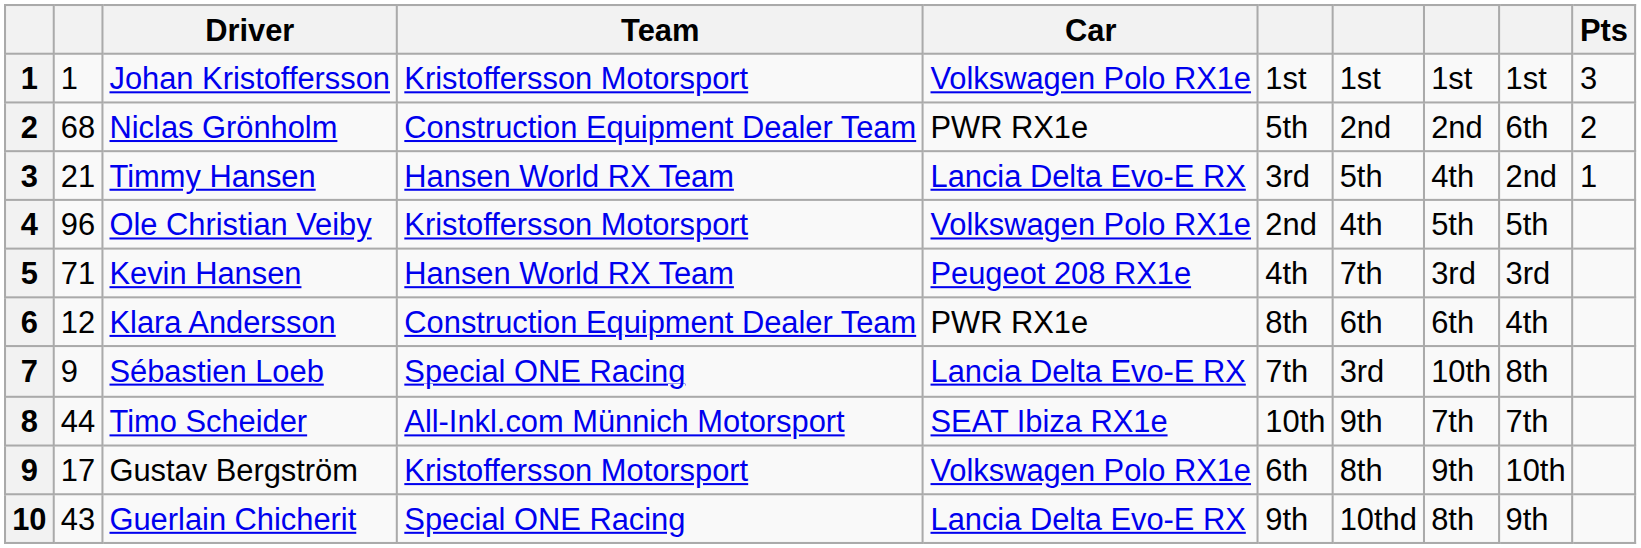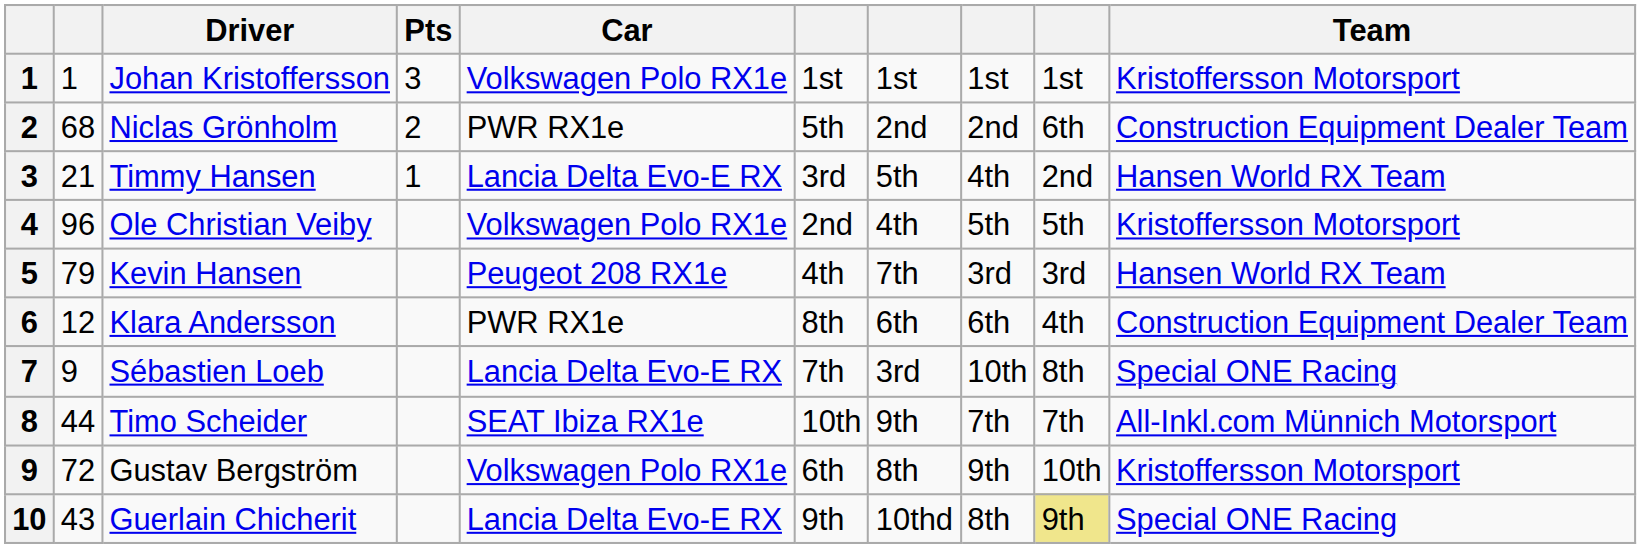columns swapped: (660, 30) <-> (1604, 30)
(78, 274) 71 -> (78, 274) 79
(78, 469) 17 -> (78, 469) 72
(1527, 518) no background -> (1063, 518) khaki background
